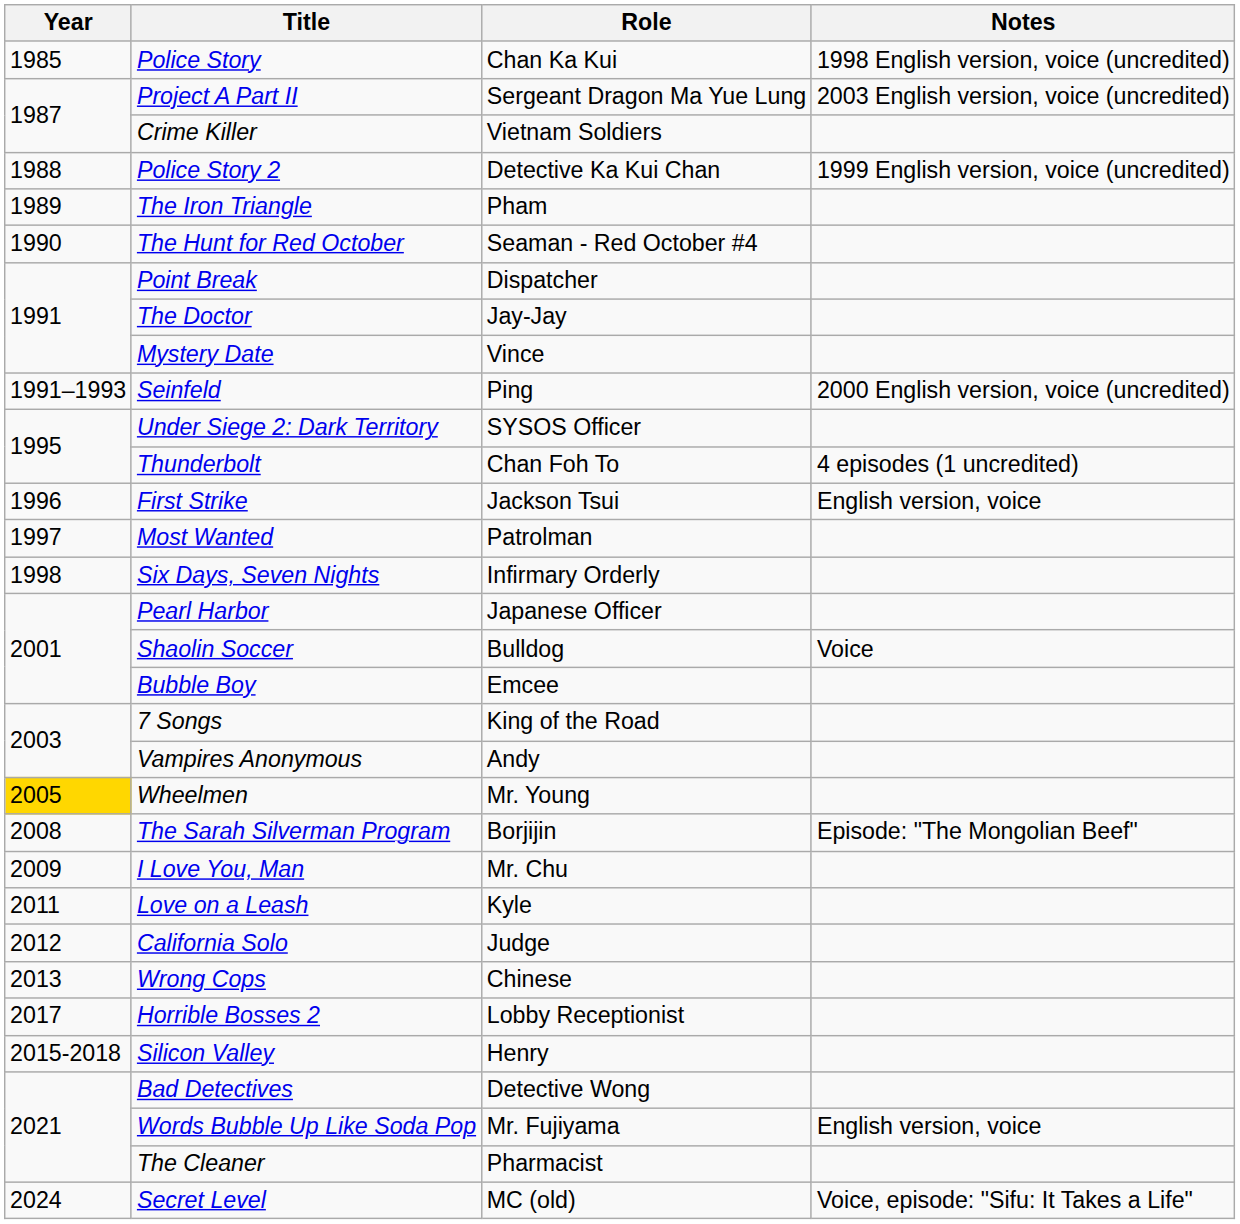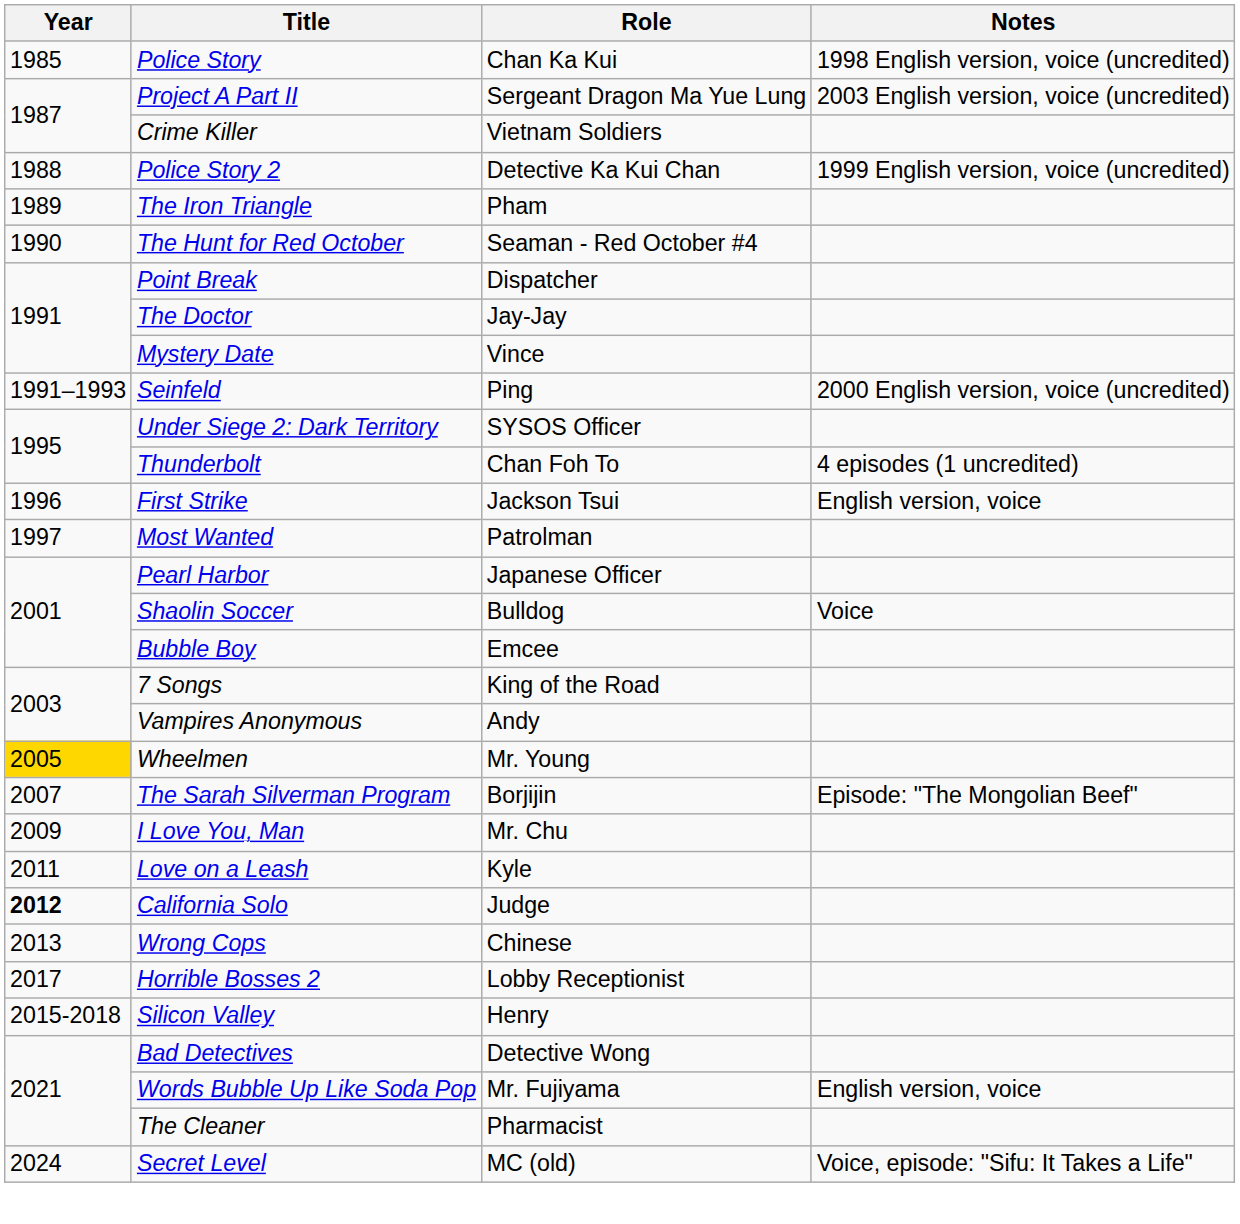- row: (258, 574)
(36, 832) 2008 -> (36, 795) 2007
(36, 942) normal -> (36, 905) bold
